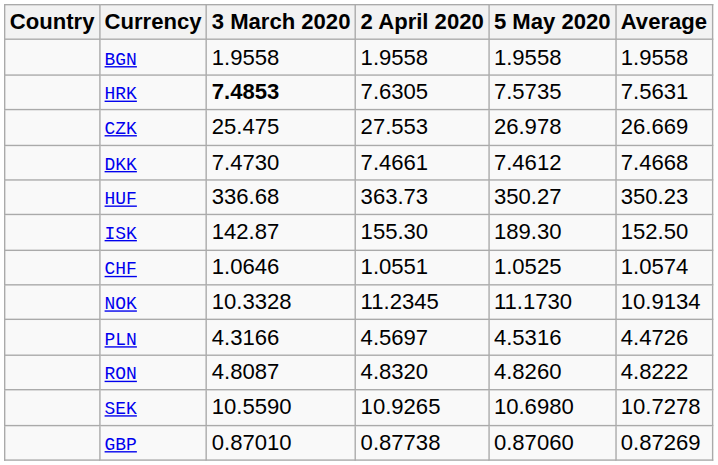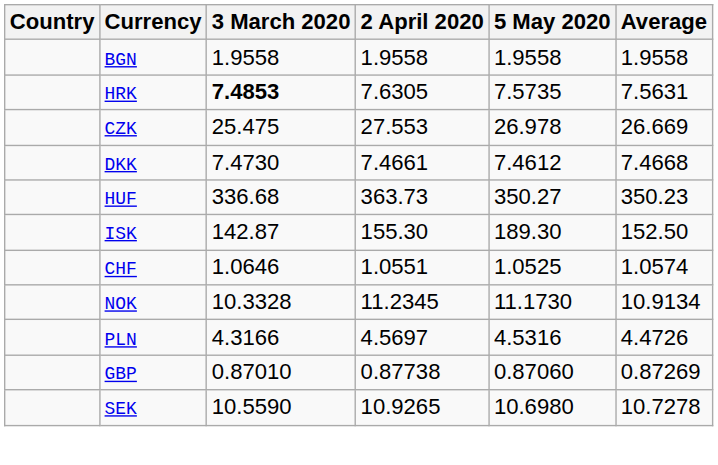- row: (121, 374)
rows swapped: (121, 409) <-> (121, 444)
